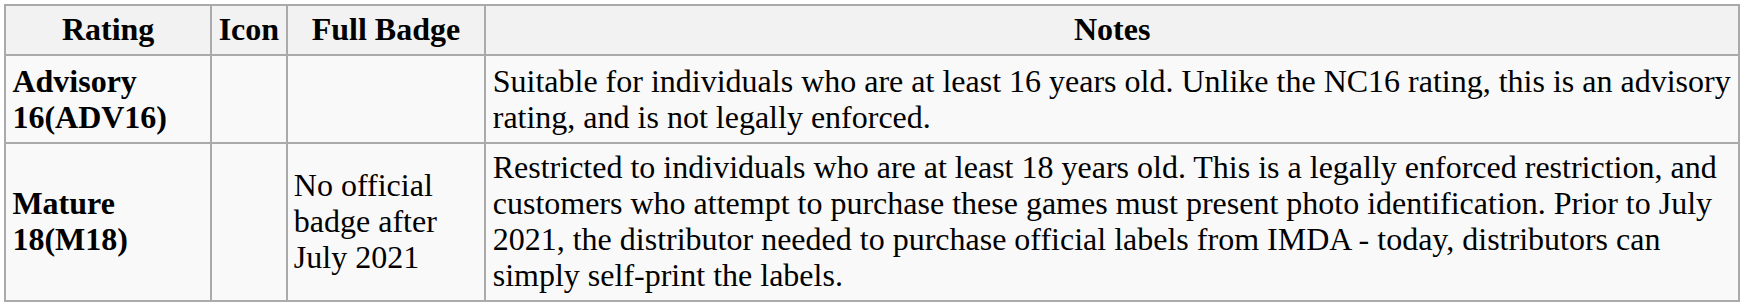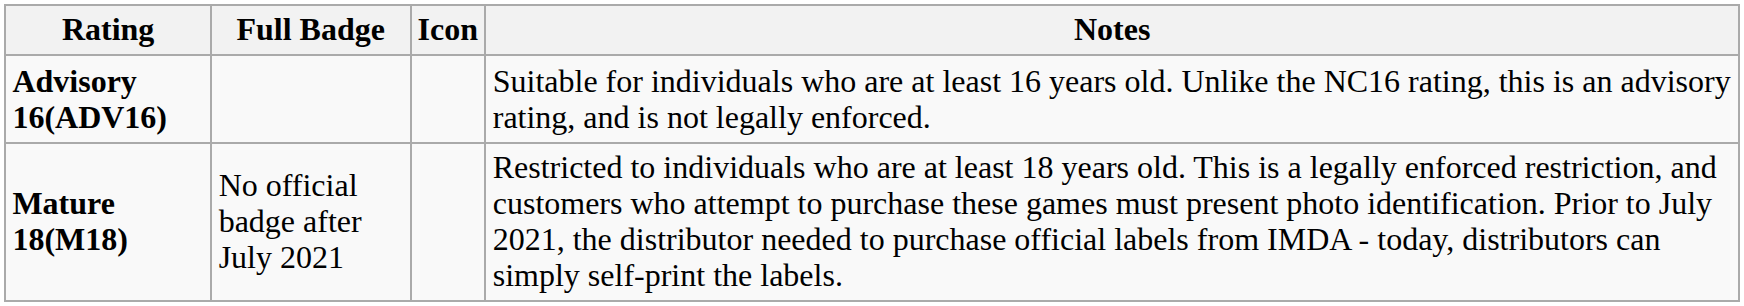columns swapped: (386, 29) <-> (249, 29)
